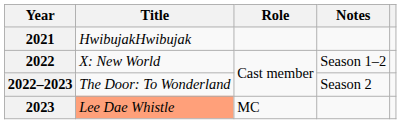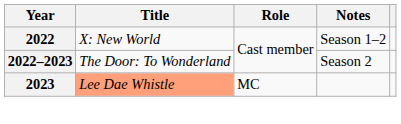- row: (40, 38)
